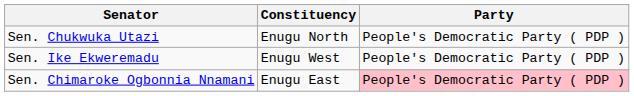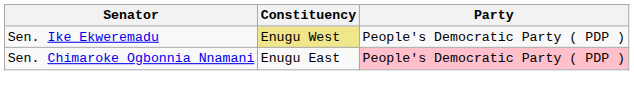- row: (83, 37)
(300, 59) no background -> (300, 37) khaki background
